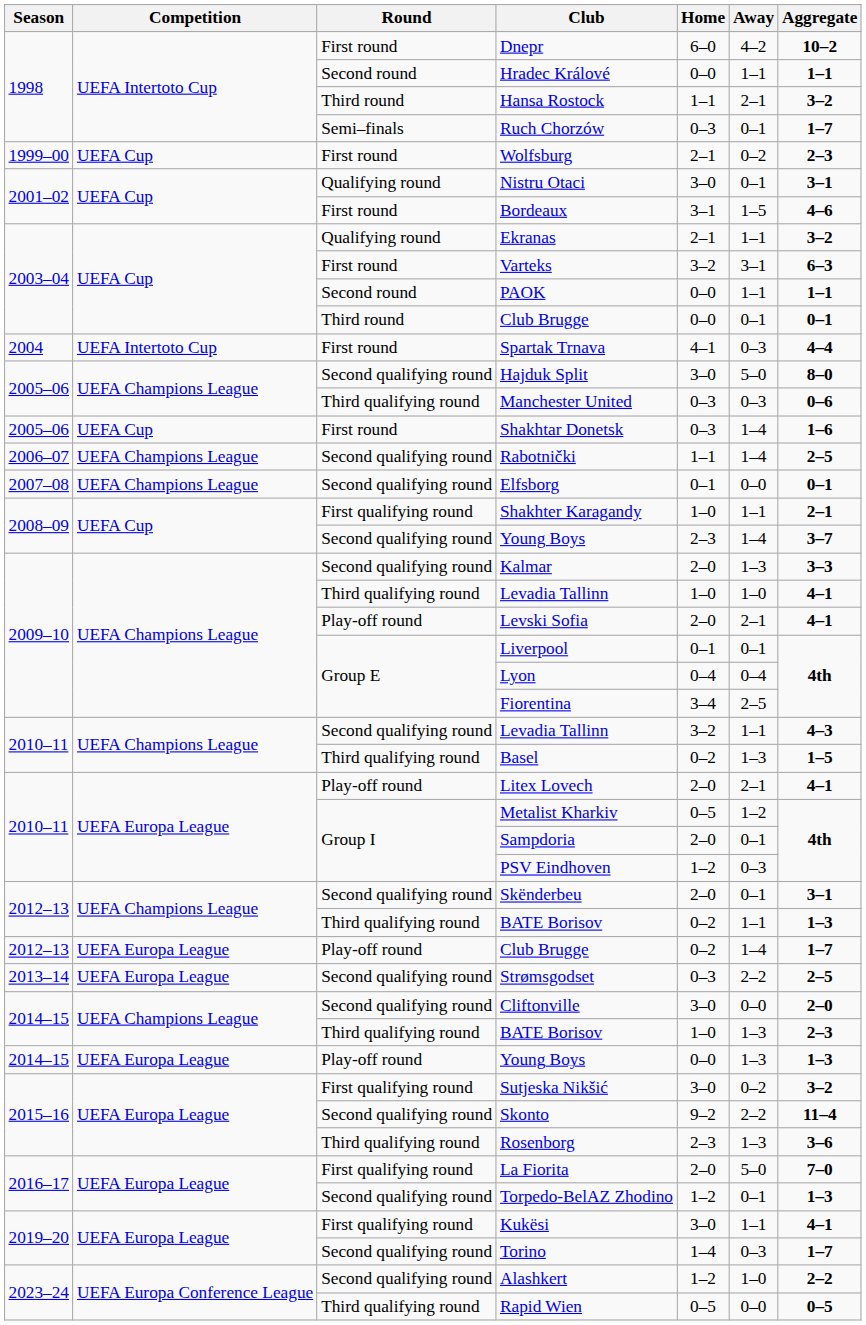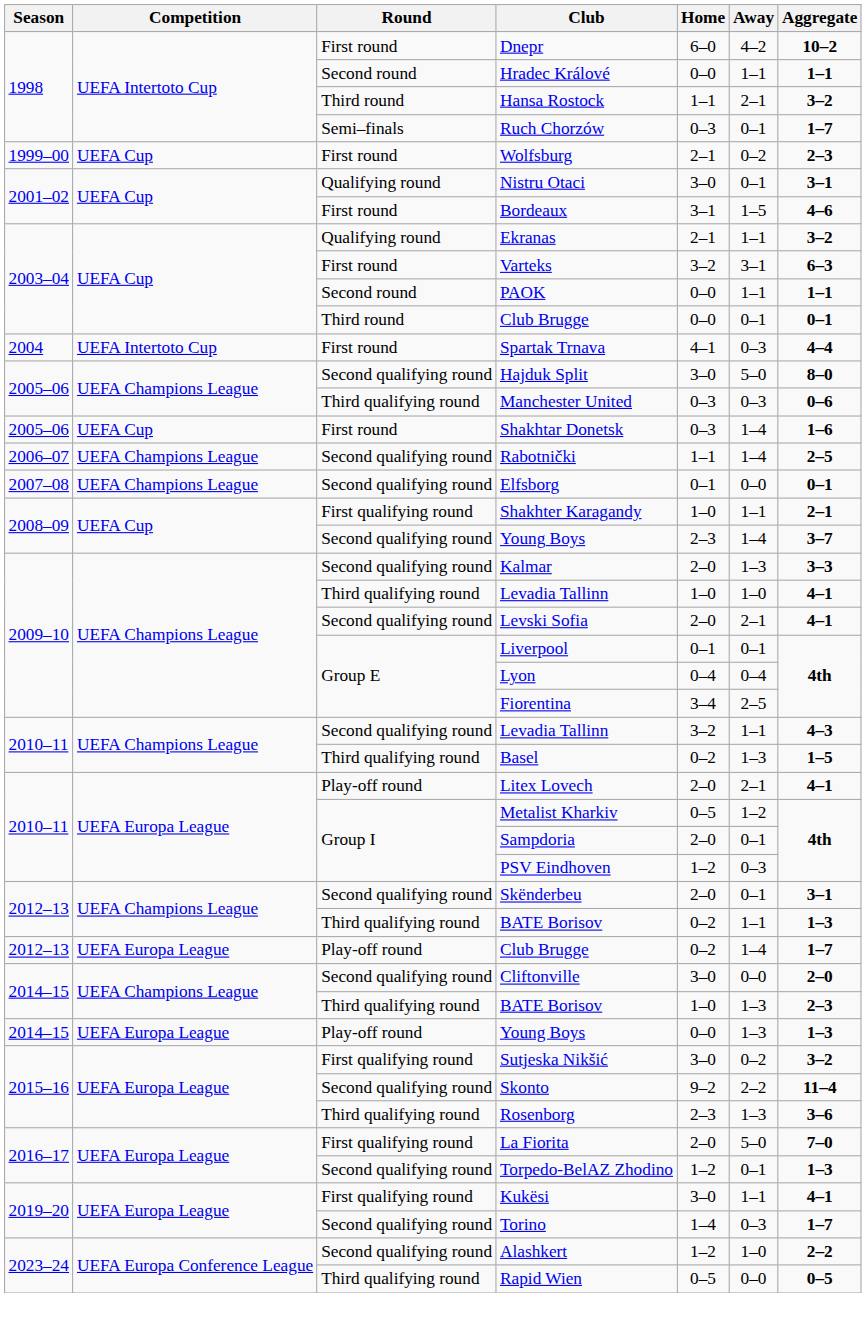(372, 621) Play-off round -> (407, 621) Second qualifying round
- row: (39, 977)
